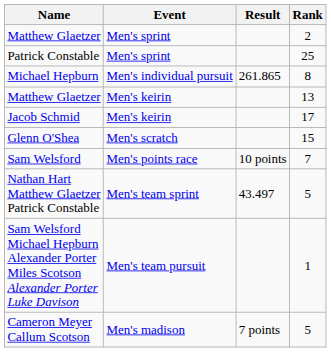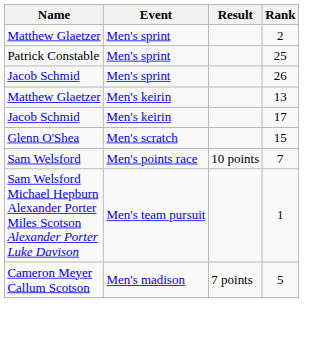+ row: (44, 76)
- row: (53, 76)
- row: (54, 193)
